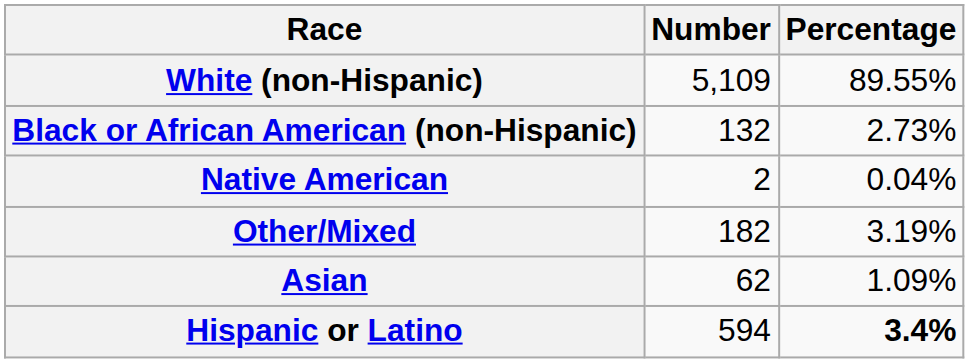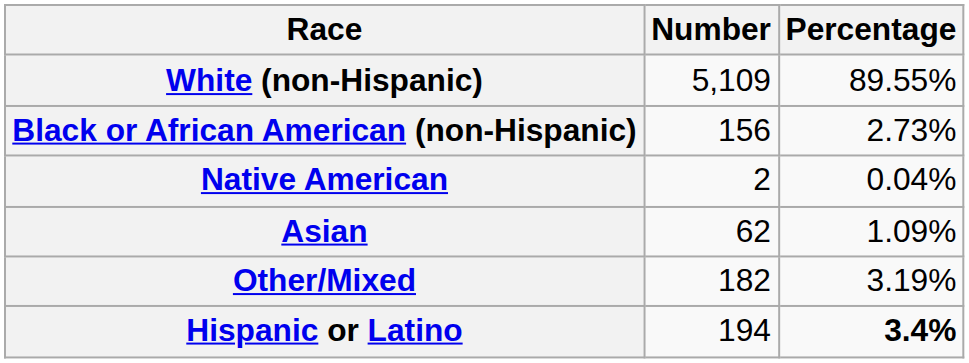(745, 130) 132 -> (745, 130) 156
rows swapped: (324, 280) <-> (324, 230)
(745, 331) 594 -> (745, 331) 194
